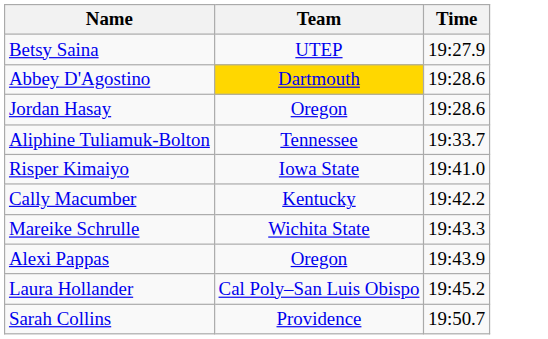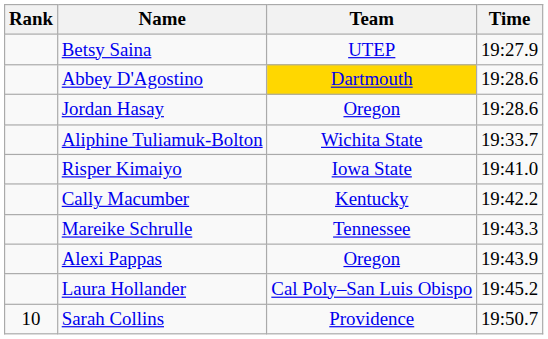+ column: (31, 19)
(319, 139) Tennessee -> (372, 139) Wichita State
(319, 229) Wichita State -> (372, 229) Tennessee
